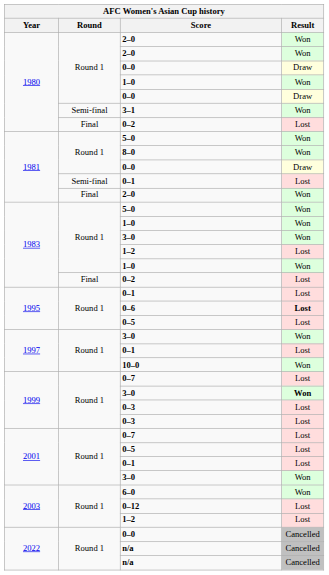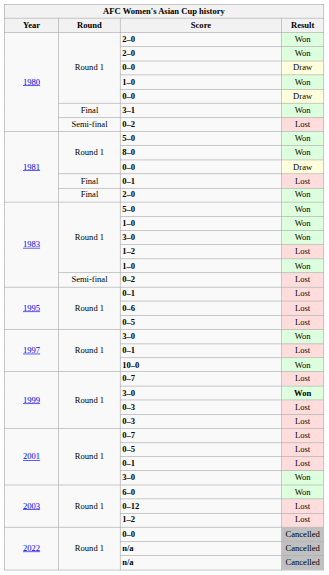(89, 110) Semi-final -> (89, 110) Final
(89, 124) Final -> (89, 124) Semi-final
(89, 180) Semi-final -> (89, 180) Final
(89, 279) Final -> (89, 279) Semi-final
(303, 308) bold -> (303, 308) normal
